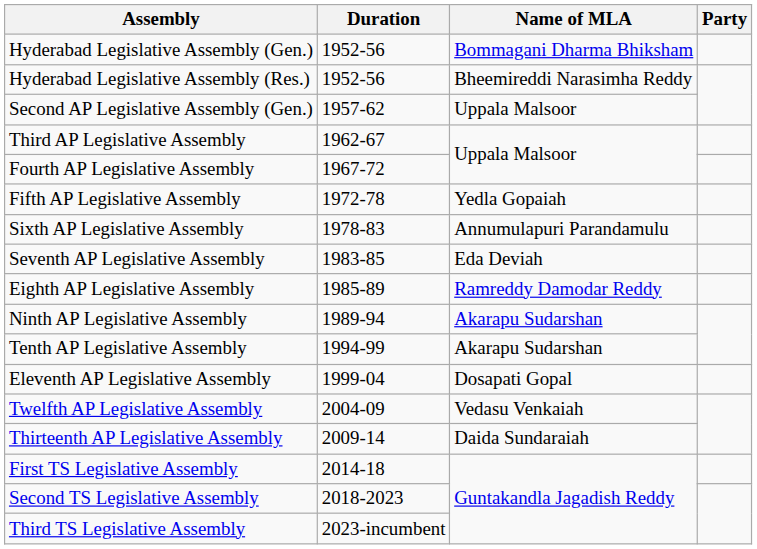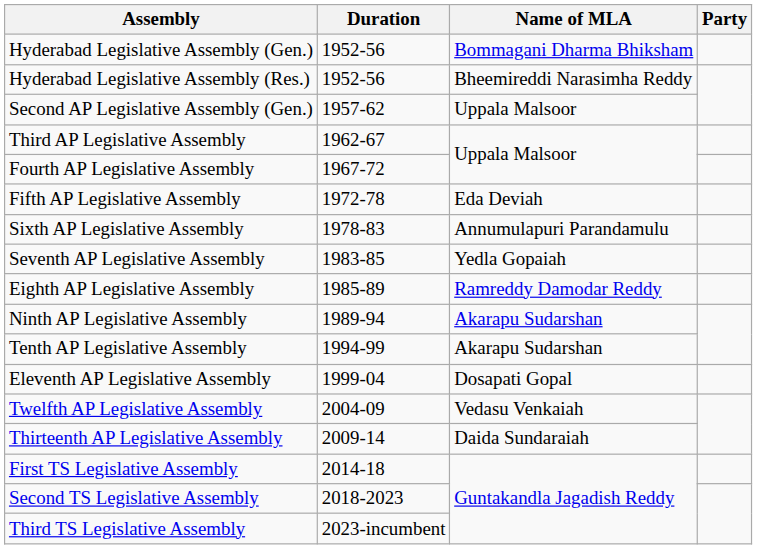(510, 199) Yedla Gopaiah -> (498, 199) Eda Deviah
(498, 259) Eda Deviah -> (510, 259) Yedla Gopaiah
